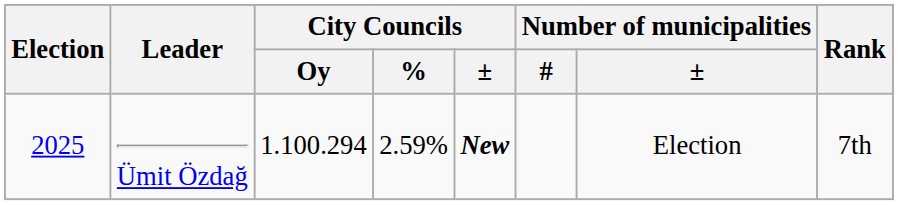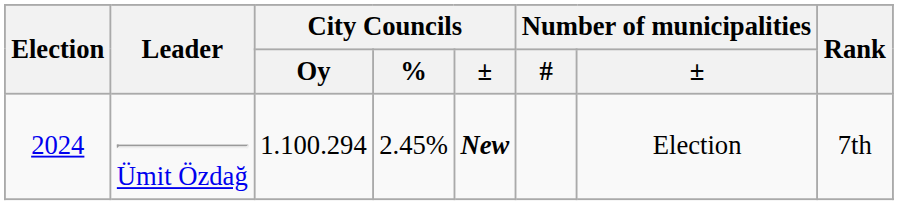(58, 145) 2025 -> (58, 145) 2024
(414, 145) 2.59% -> (414, 145) 2.45%
